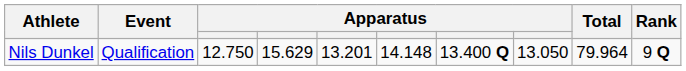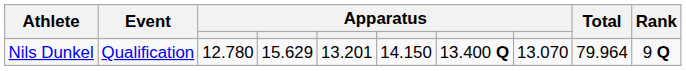(228, 52) 12.750 -> (228, 52) 12.780
(406, 52) 14.148 -> (406, 52) 14.150
(543, 52) 13.050 -> (543, 52) 13.070
